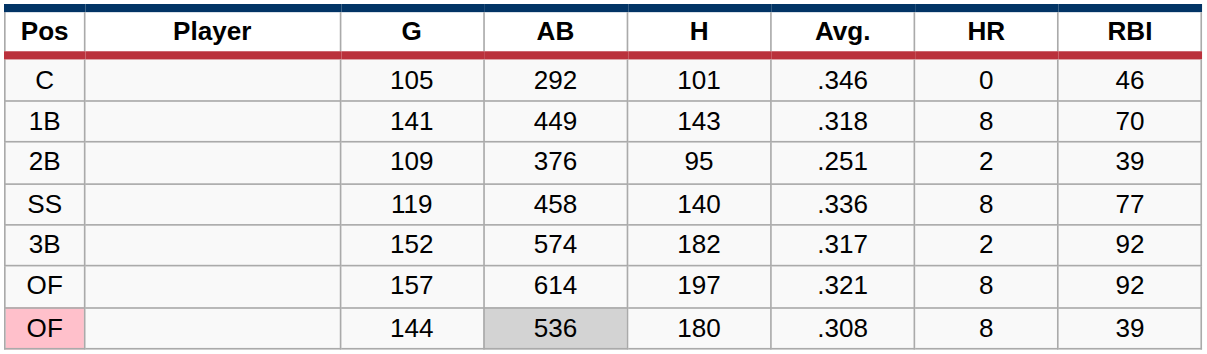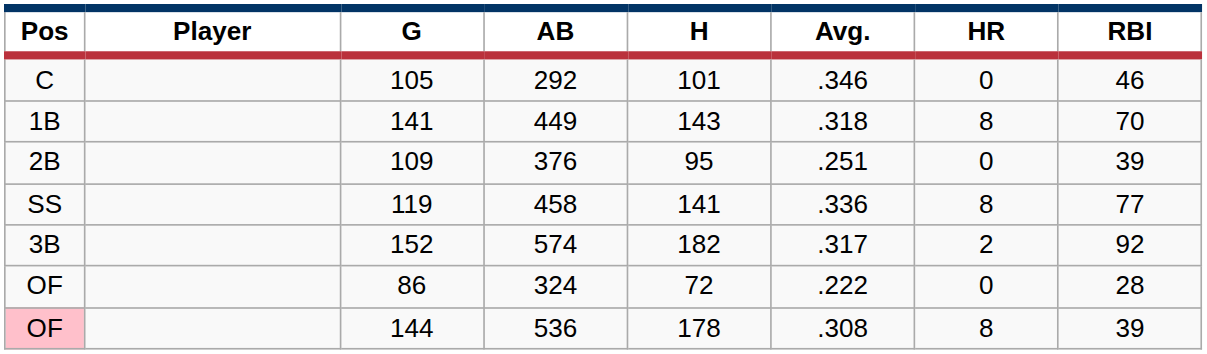(986, 162) 2 -> (986, 162) 0
(699, 203) 140 -> (699, 203) 141
+ row: (412, 286)
- row: (412, 286)
(555, 327) lightgrey background -> (555, 327) no background
(699, 327) 180 -> (699, 327) 178
